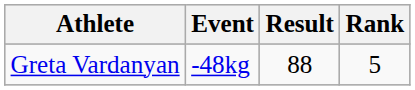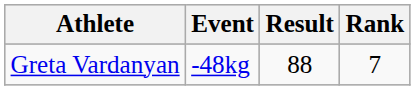(375, 64) 5 -> (375, 64) 7
